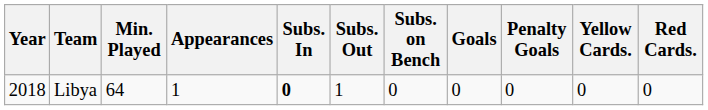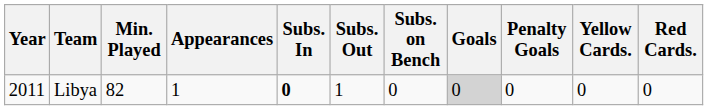(27, 89) 2018 -> (27, 89) 2011
(115, 89) 64 -> (115, 89) 82
(456, 89) no background -> (456, 89) lightgrey background
